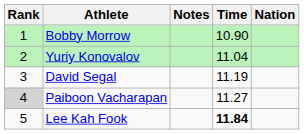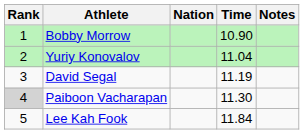columns swapped: (275, 14) <-> (191, 14)
(232, 98) 11.27 -> (236, 98) 11.30
(232, 118) bold -> (236, 118) normal
